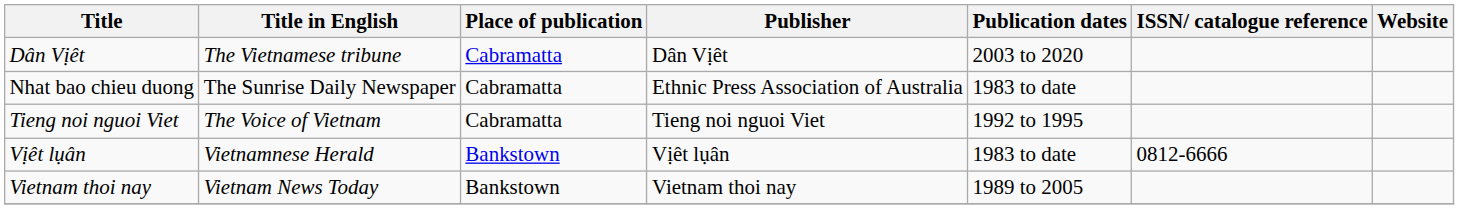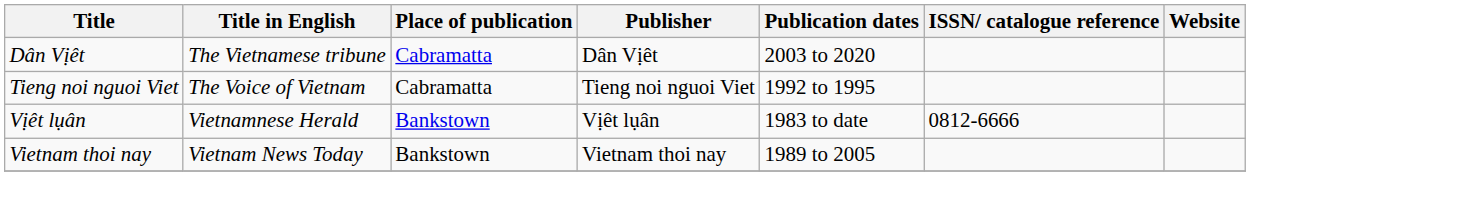- row: (102, 87)
